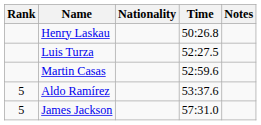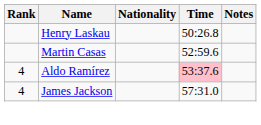- row: (67, 52)
(21, 91) 5 -> (21, 71) 4
(200, 91) no background -> (200, 71) pink background
(21, 110) 5 -> (21, 91) 4
